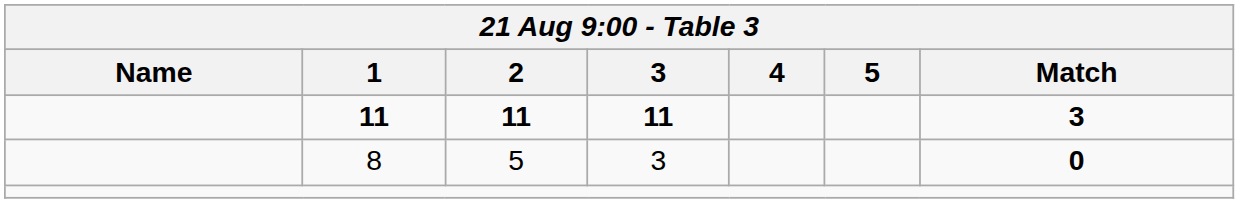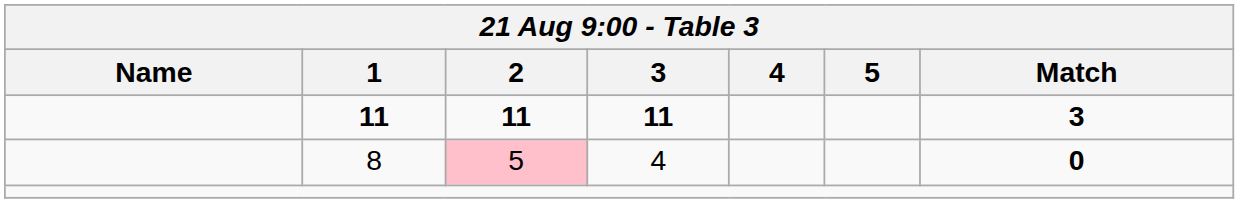(516, 161) no background -> (516, 161) pink background
(658, 161) 3 -> (658, 161) 4
